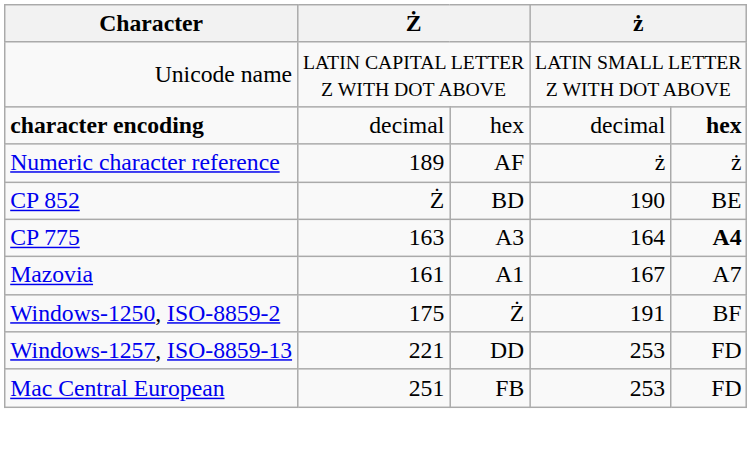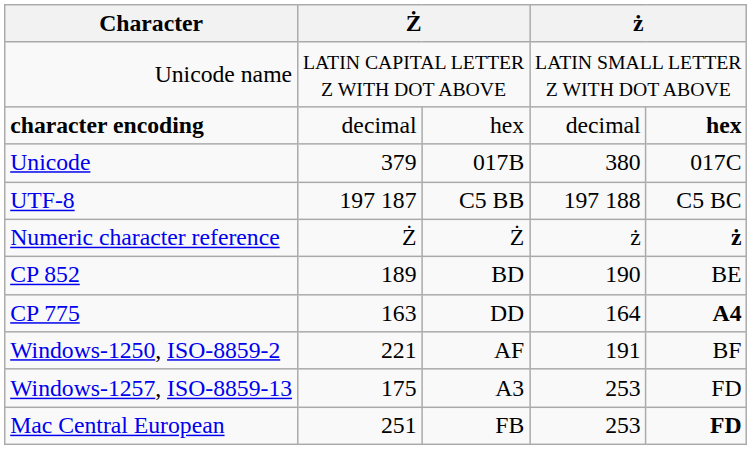+ row: (50, 162)
+ row: (42, 200)
(426, 162) 189 -> (409, 237) Ż
(509, 162) AF -> (517, 237) Ż
(736, 162) normal -> (736, 237) bold
(437, 200) Ż -> (399, 275) 189
(510, 237) A3 -> (507, 312) DD
- row: (52, 275)
(426, 312) 175 -> (399, 350) 221
(517, 312) Ż -> (509, 350) AF
(426, 350) 221 -> (399, 387) 175
(507, 350) DD -> (510, 387) A3
(726, 387) normal -> (726, 425) bold
